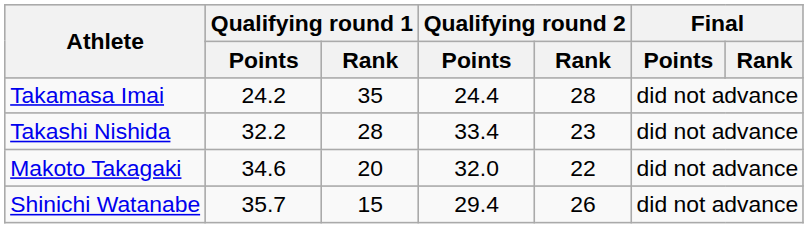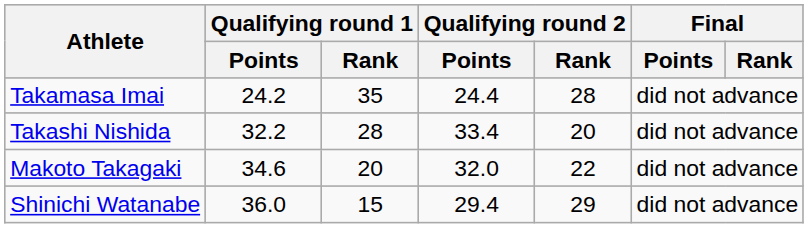(583, 132) 23 -> (583, 132) 20
(264, 204) 35.7 -> (264, 204) 36.0
(583, 204) 26 -> (583, 204) 29
